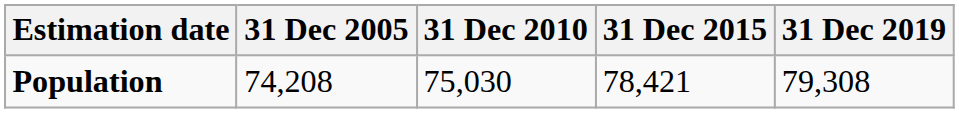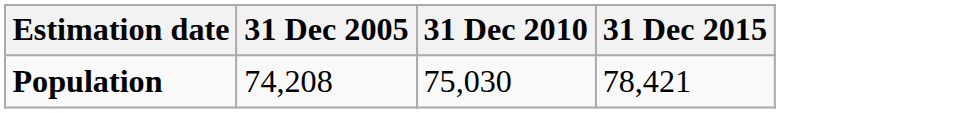- column: (864, 30)
